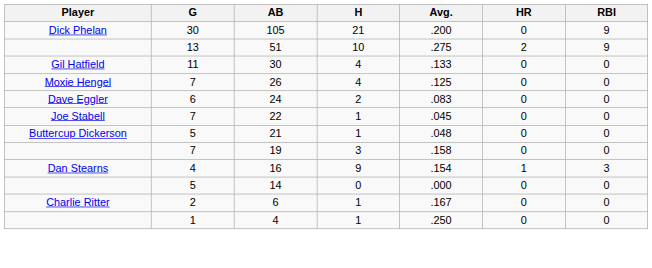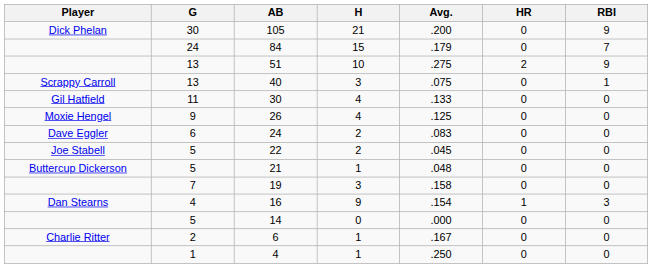+ row: (276, 47)
+ row: (276, 82)
(193, 82) 7 -> (193, 116) 9
(193, 116) 7 -> (193, 151) 5
(358, 116) 1 -> (358, 151) 2
